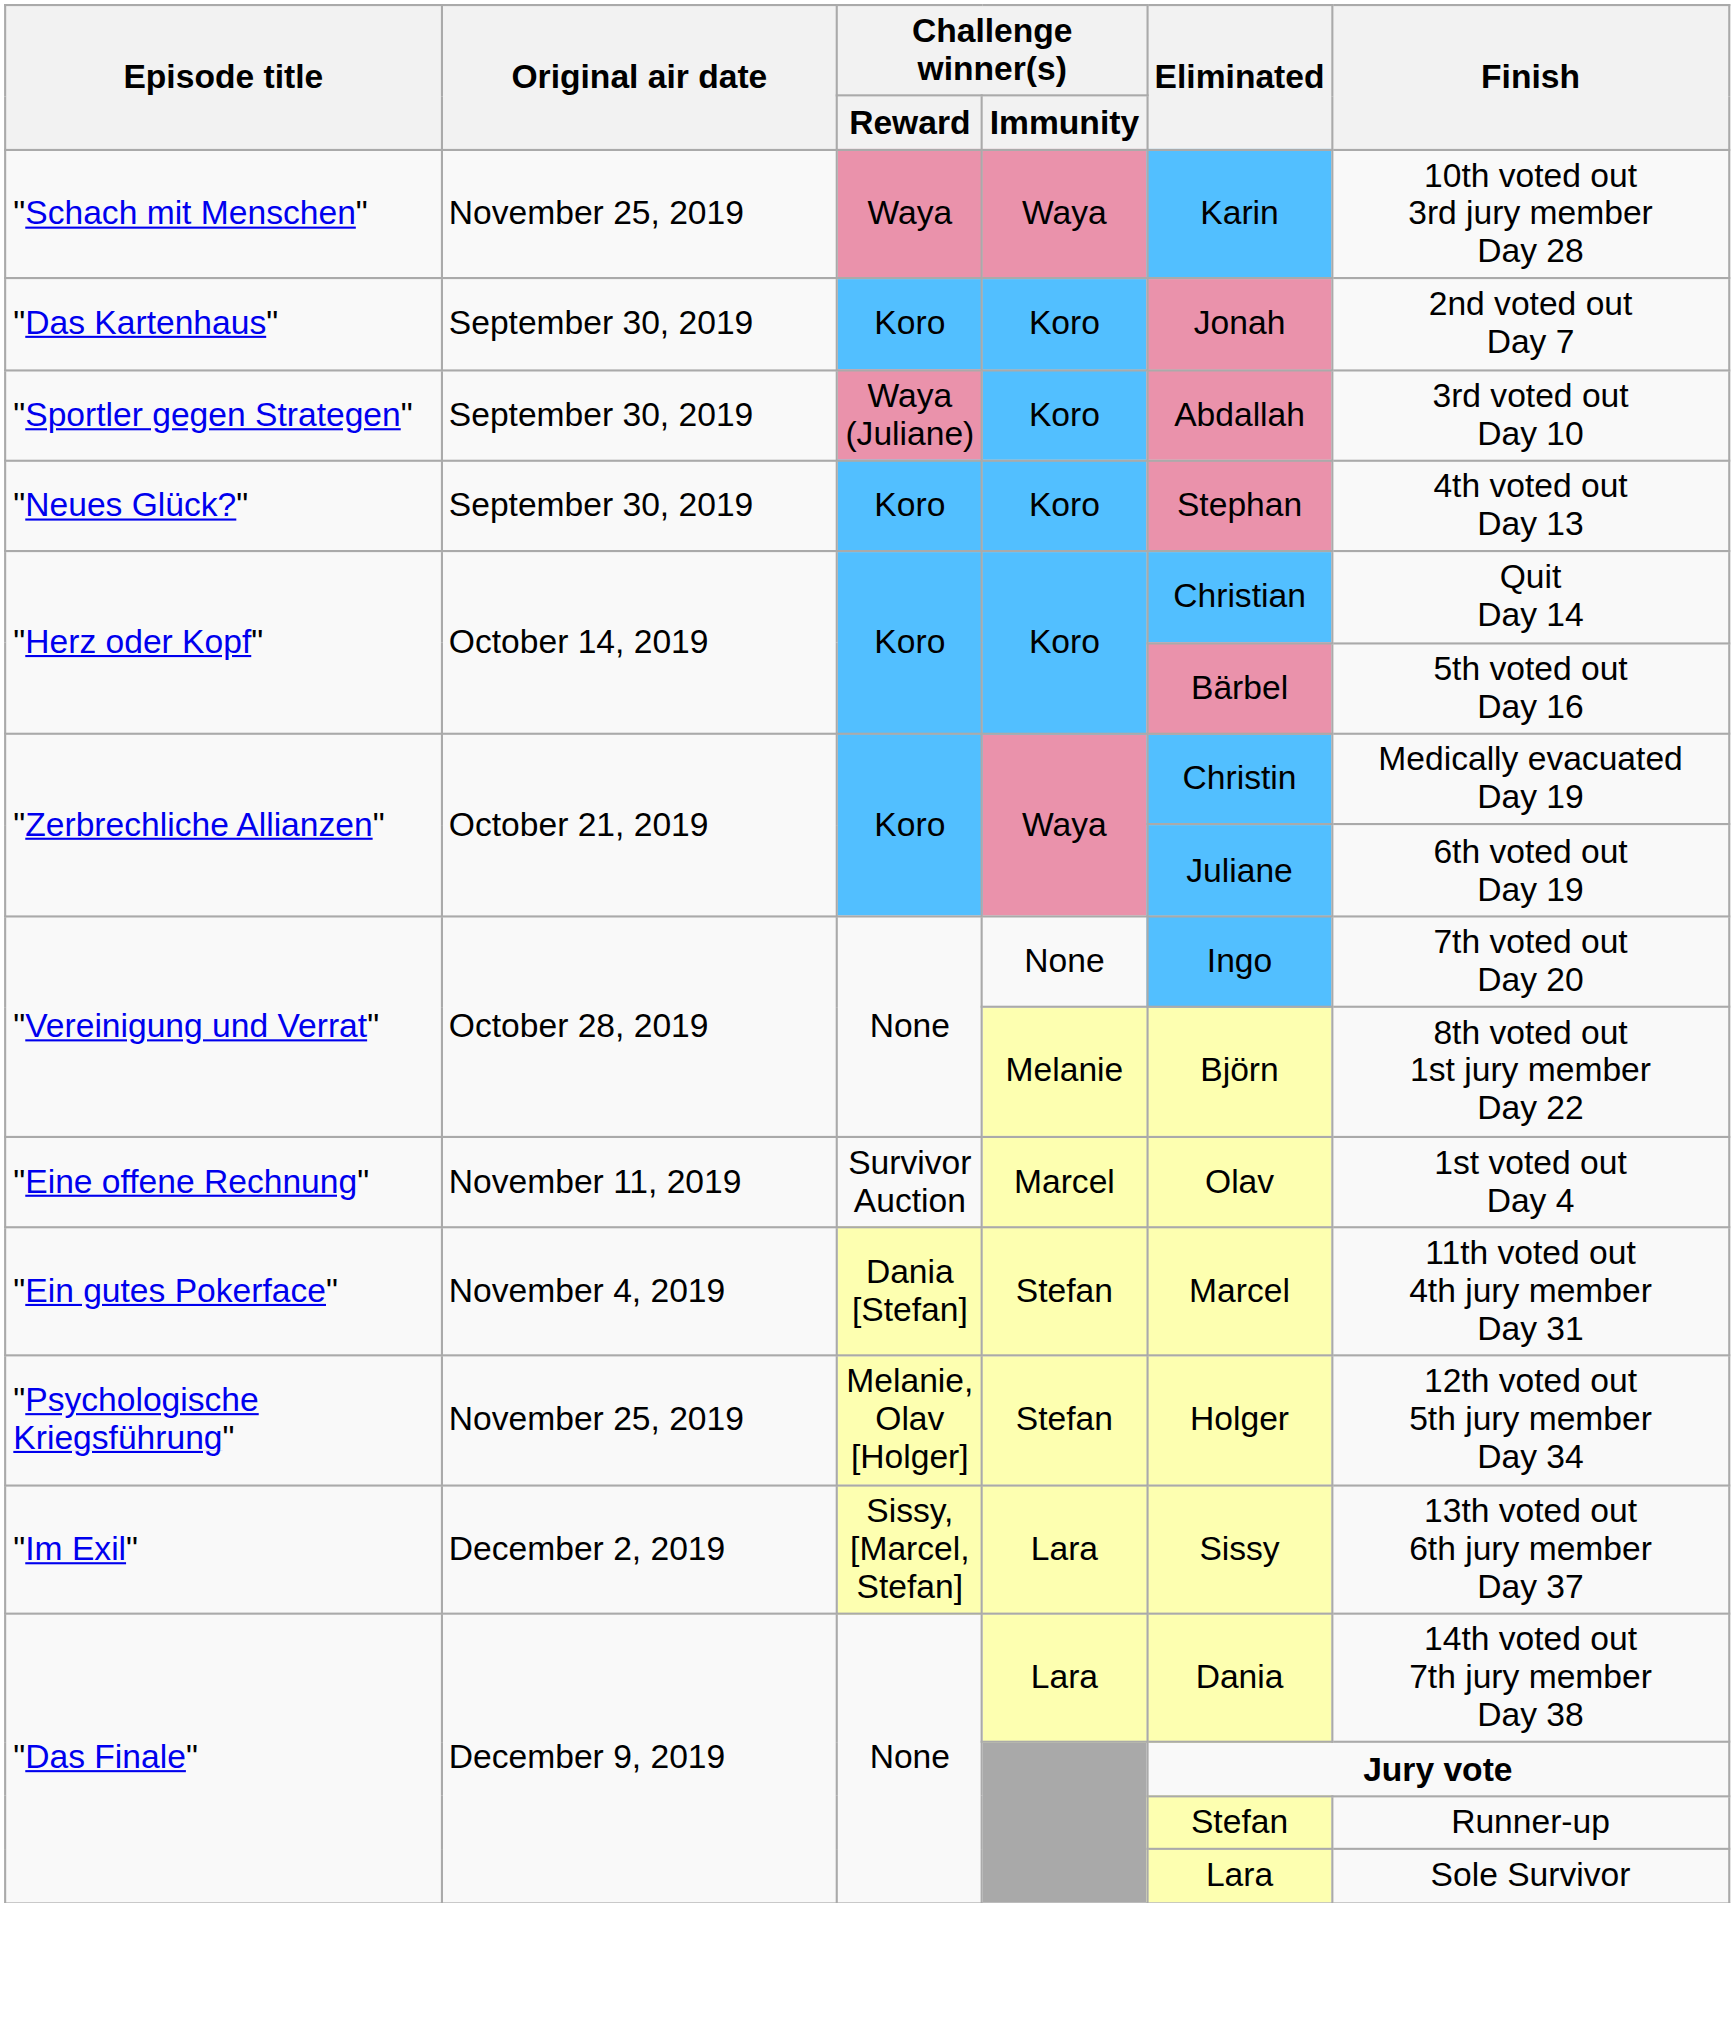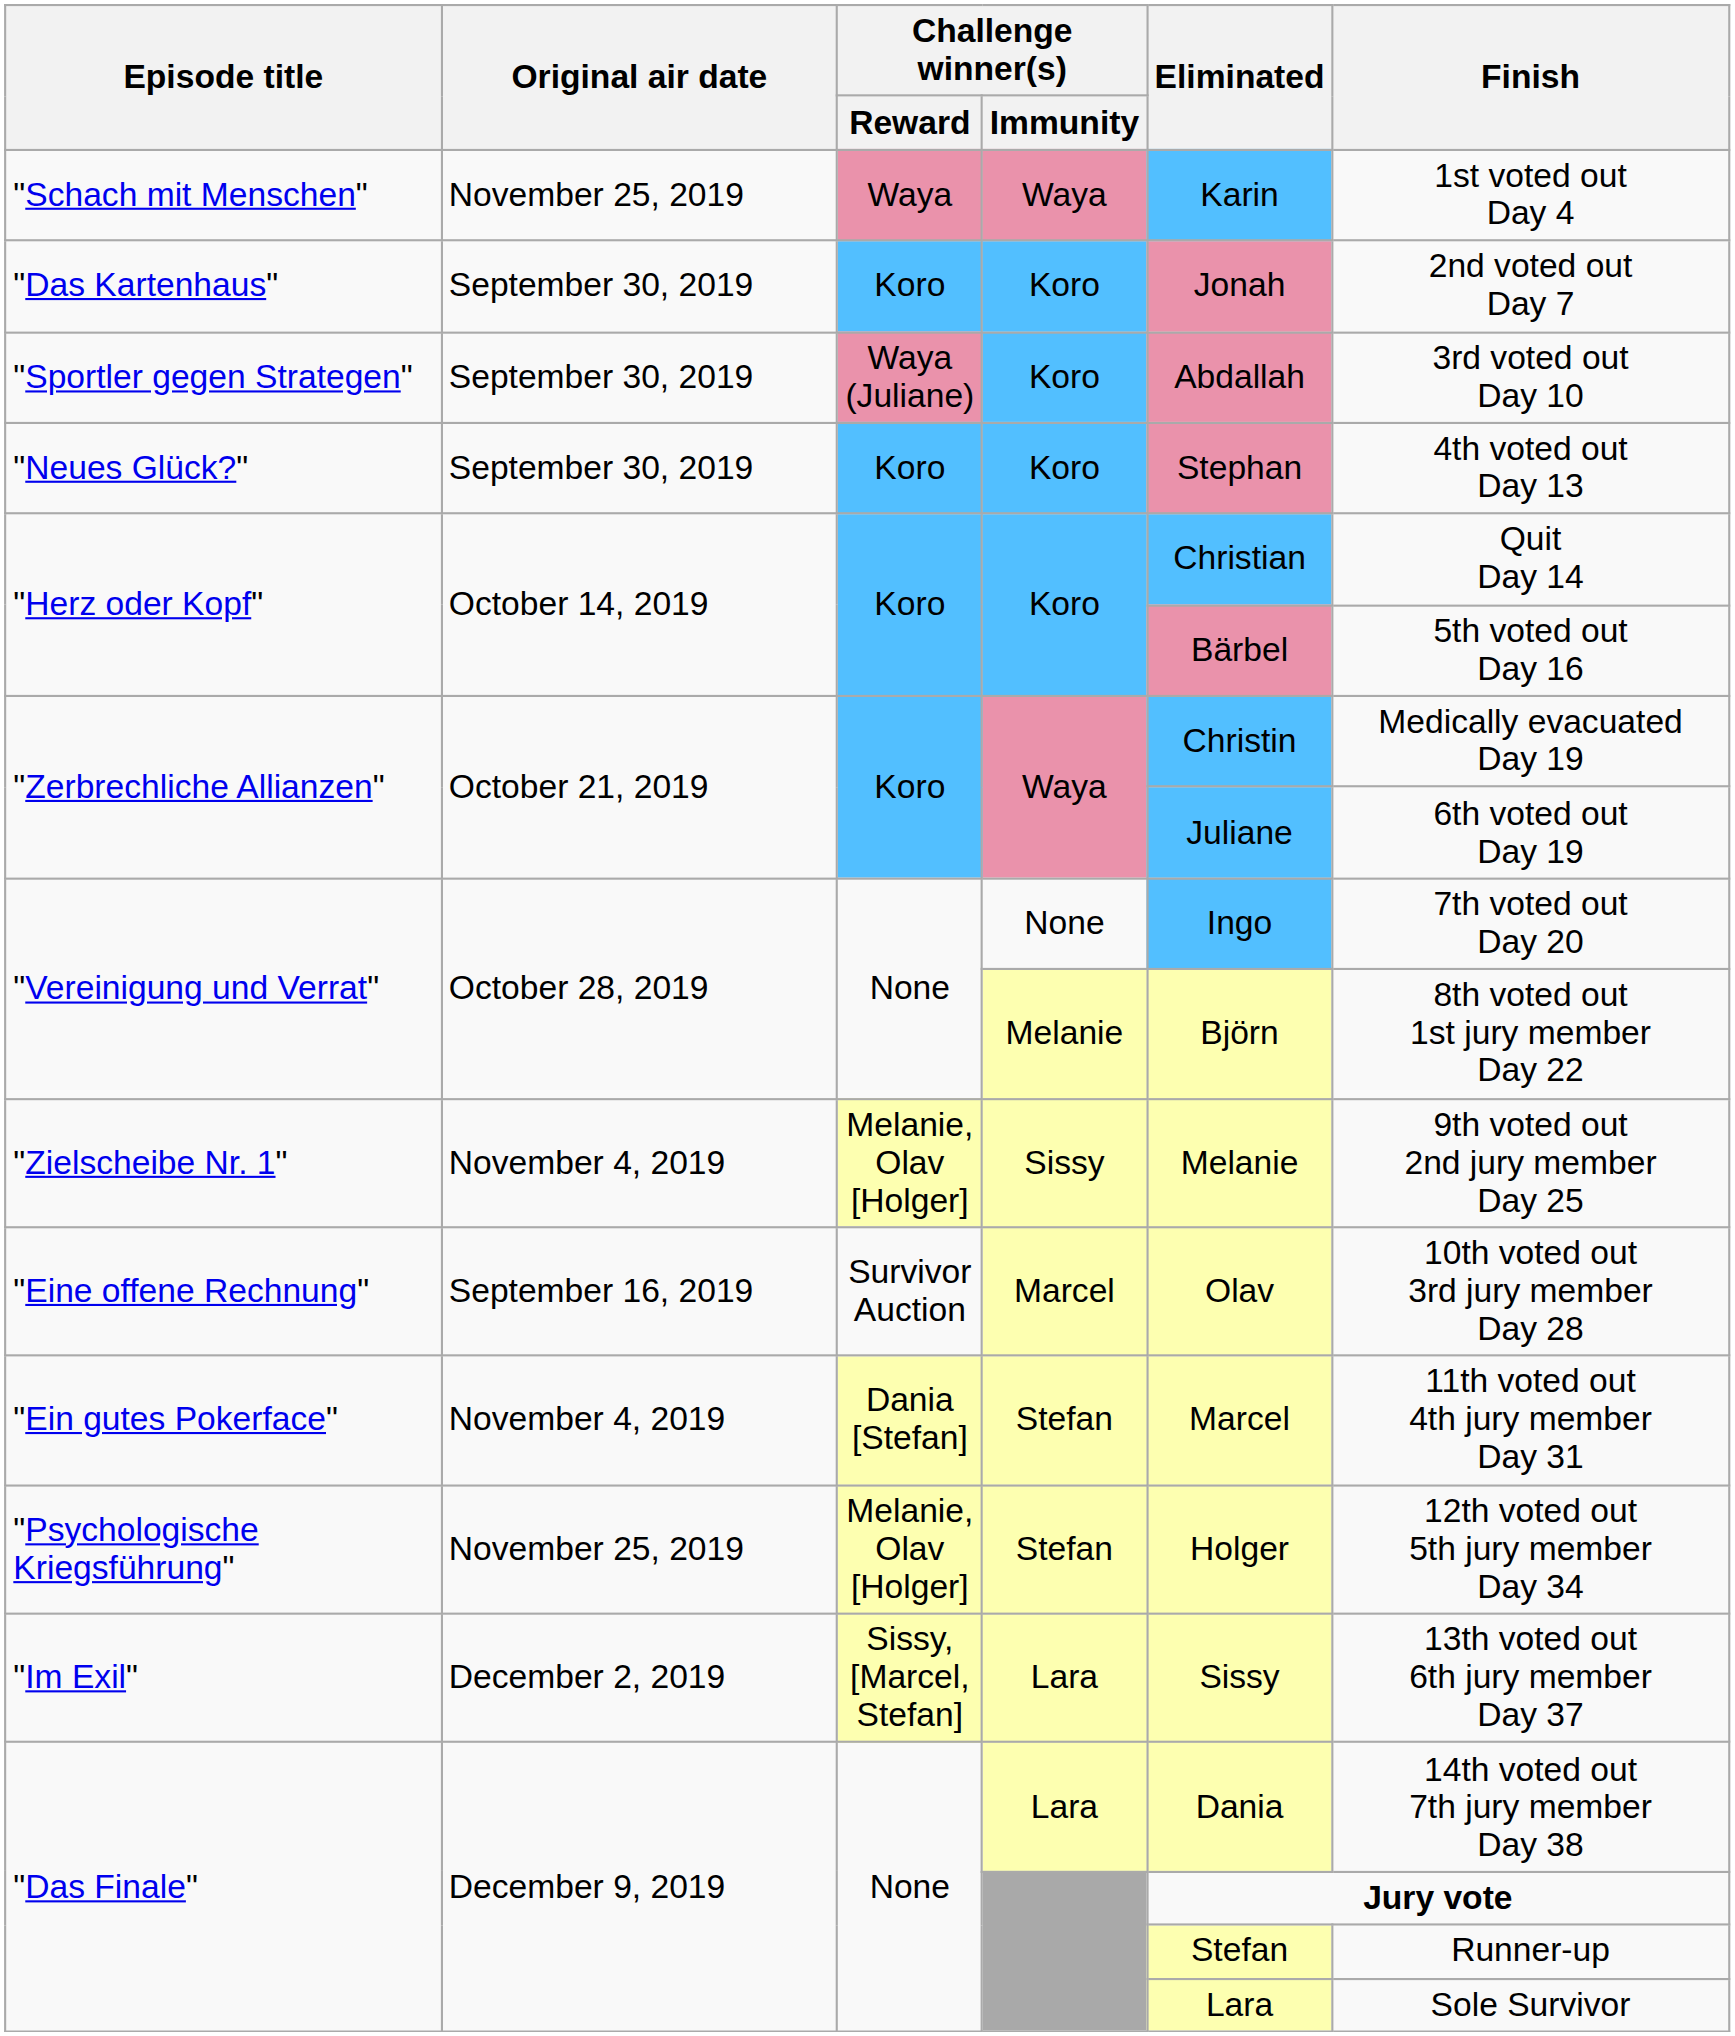(1531, 213) 10th voted out 3rd jury member Day 28 -> (1531, 194) 1st voted out Day 4
+ row: (150, 1161)
(595, 1180) November 11, 2019 -> (601, 1290) September 16, 2019
(1531, 1180) 1st voted out Day 4 -> (1531, 1290) 10th voted out 3rd jury member Day 28
